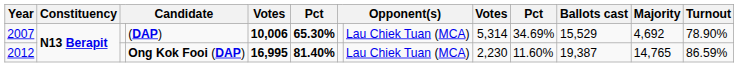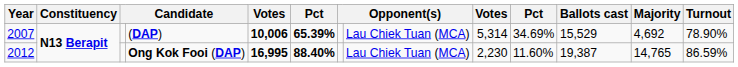(314, 33) 65.30% -> (314, 33) 65.39%
(314, 53) 81.40% -> (314, 53) 88.40%
